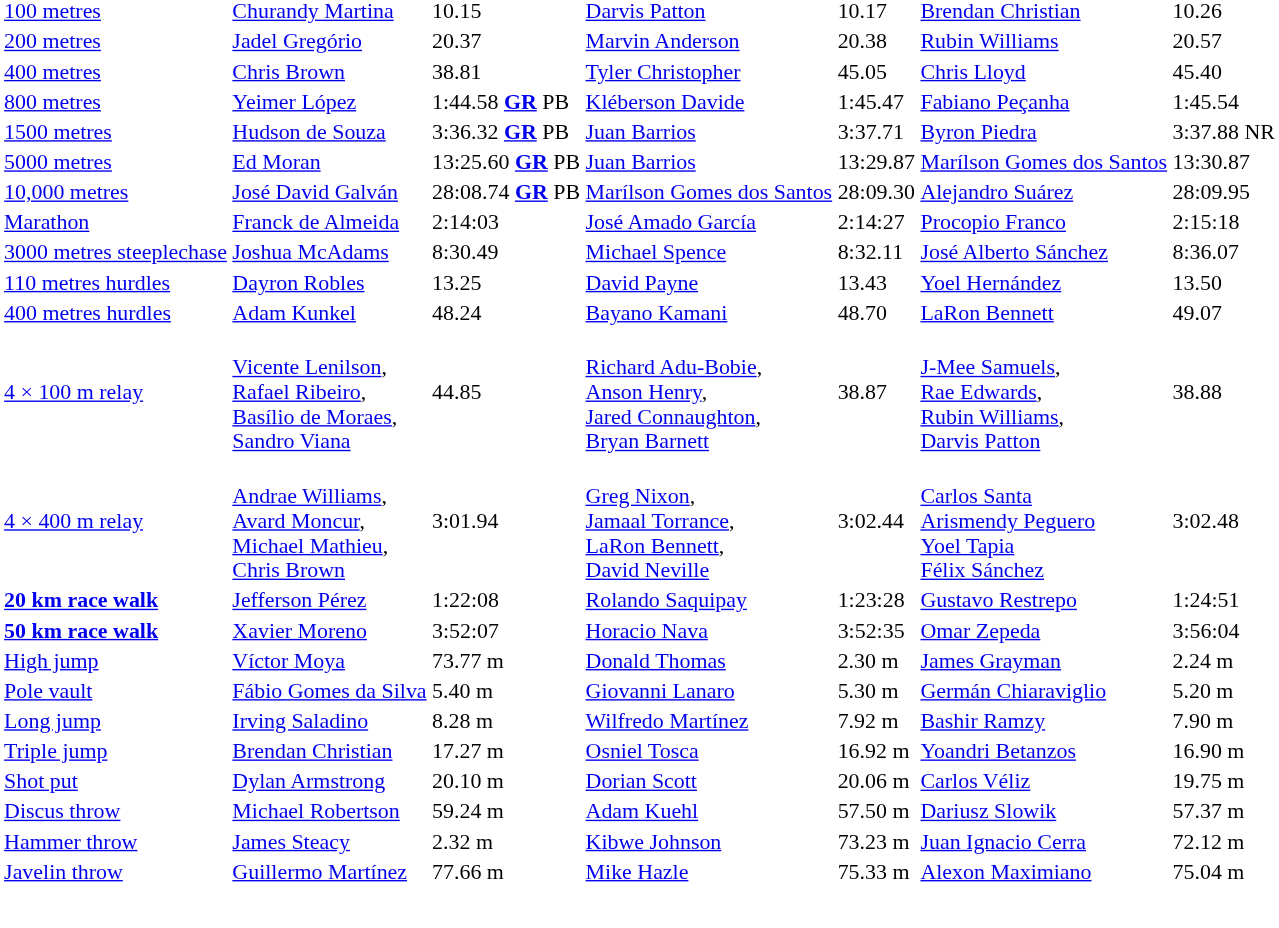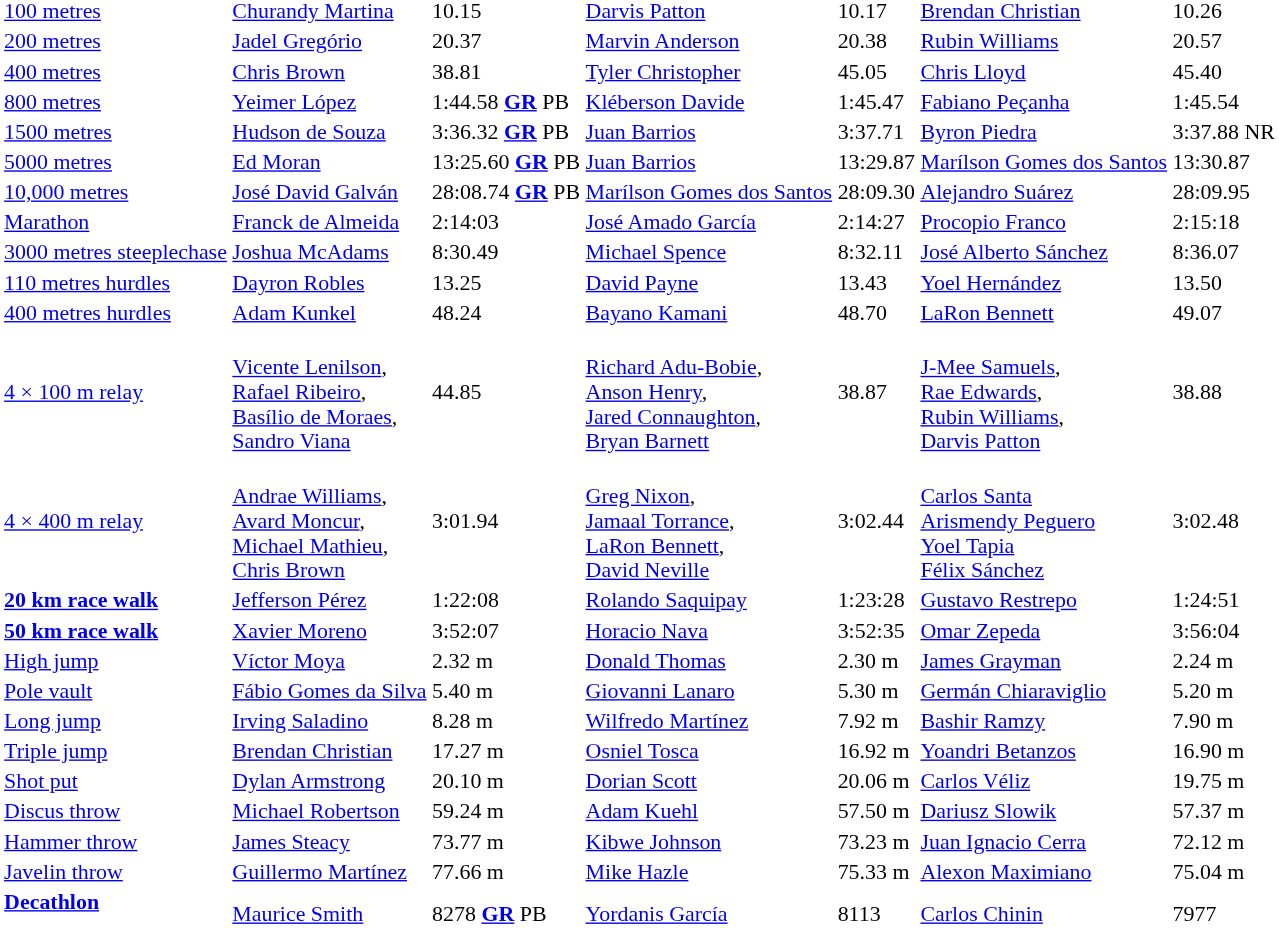(468, 660) 73.77 m -> (463, 660) 2.32 m
(463, 841) 2.32 m -> (468, 841) 73.77 m
+ row: (52, 914)
